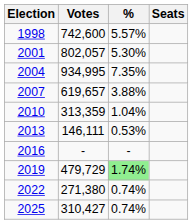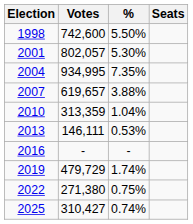(129, 33) 5.57% -> (129, 33) 5.50%
(129, 170) lightgreen background -> (129, 170) no background
(129, 190) 0.74% -> (129, 190) 0.75%
